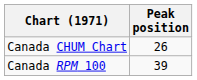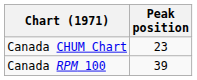(161, 47) 26 -> (161, 47) 23
